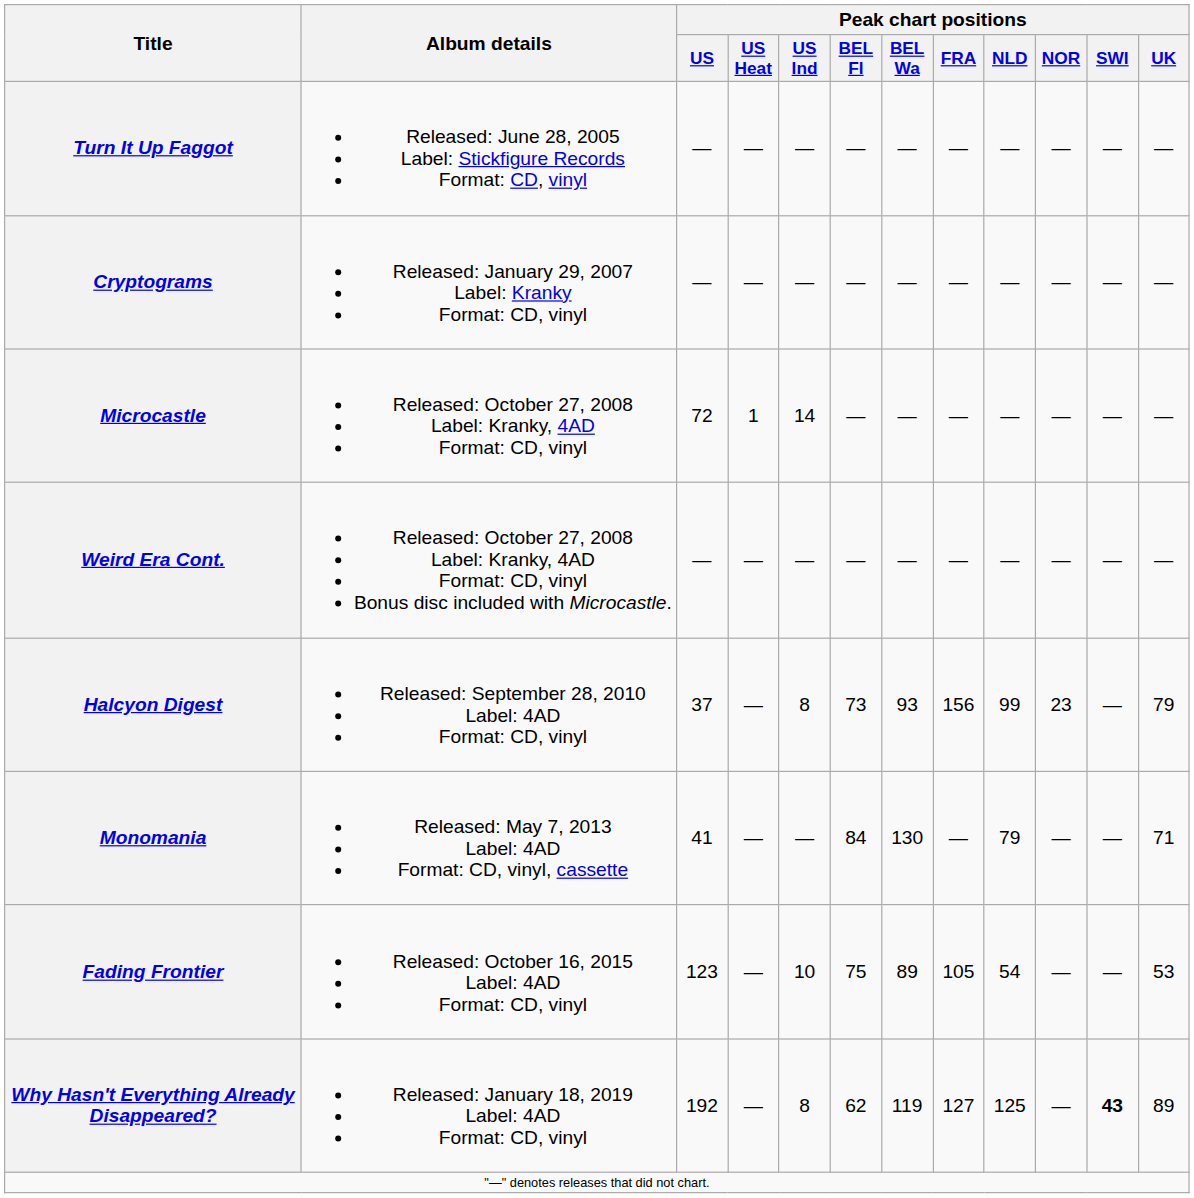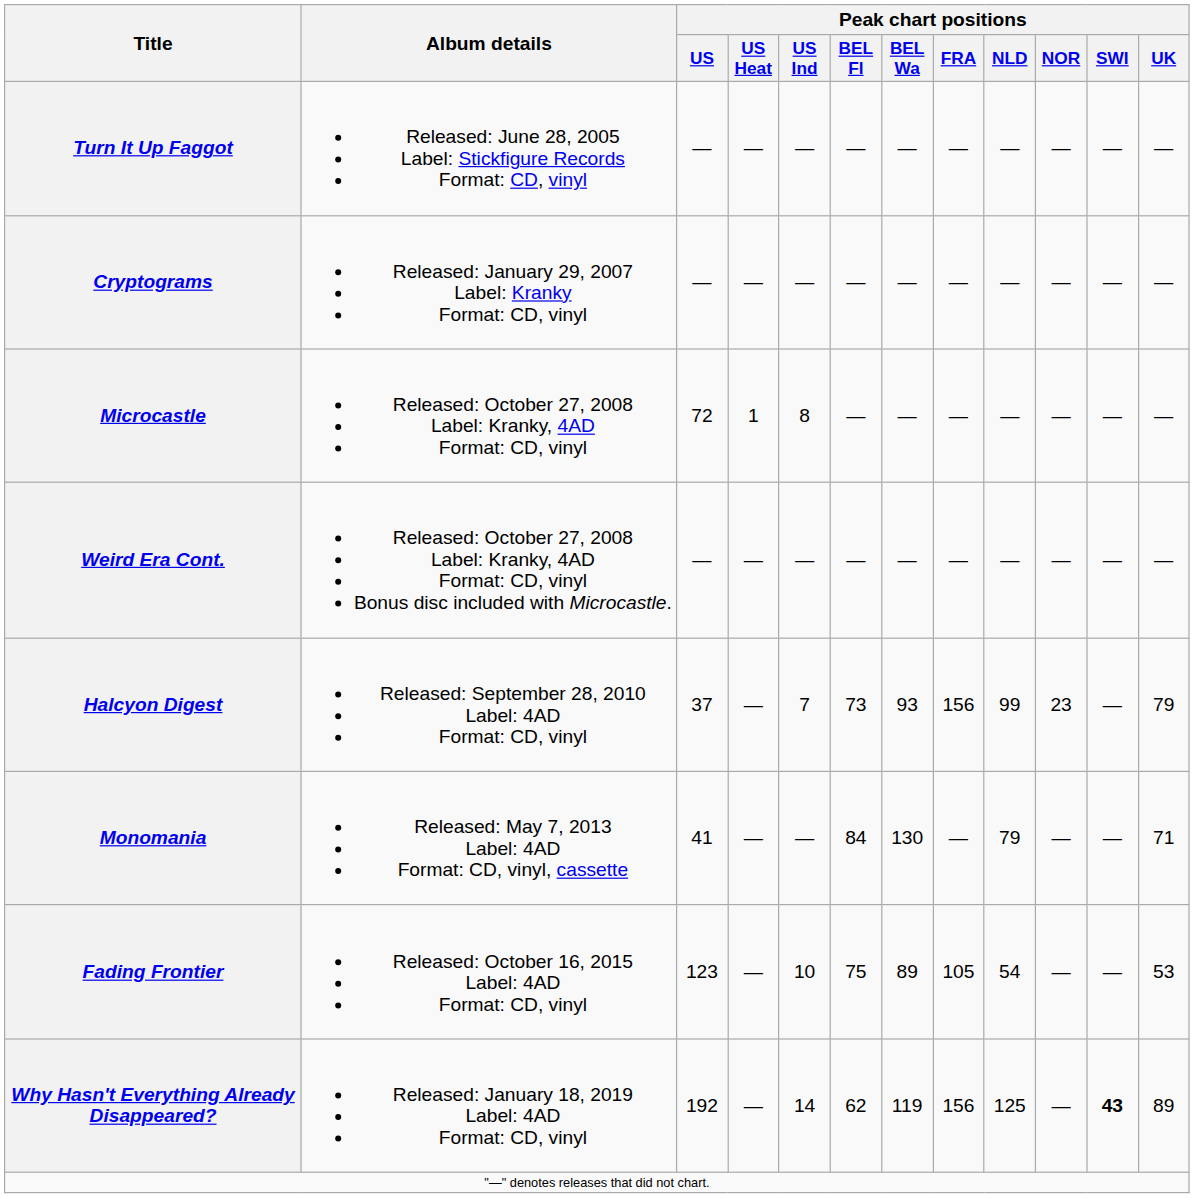(805, 415) 14 -> (805, 415) 8
(805, 704) 8 -> (805, 704) 7
(805, 1105) 8 -> (805, 1105) 14
(958, 1105) 127 -> (958, 1105) 156
